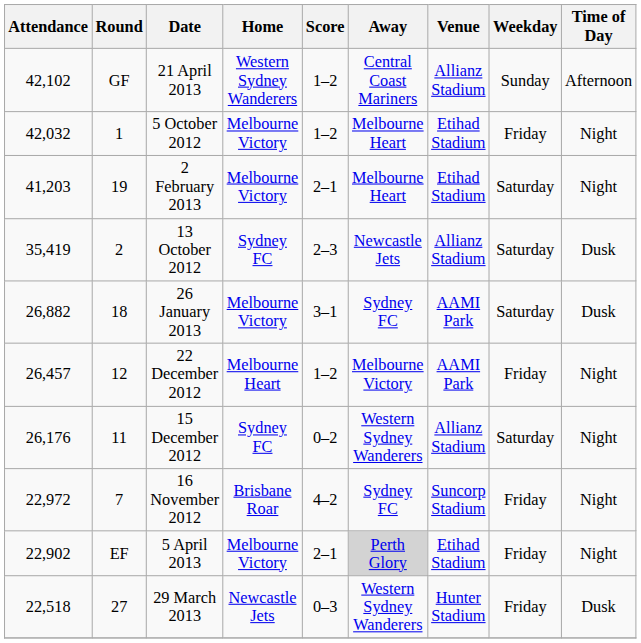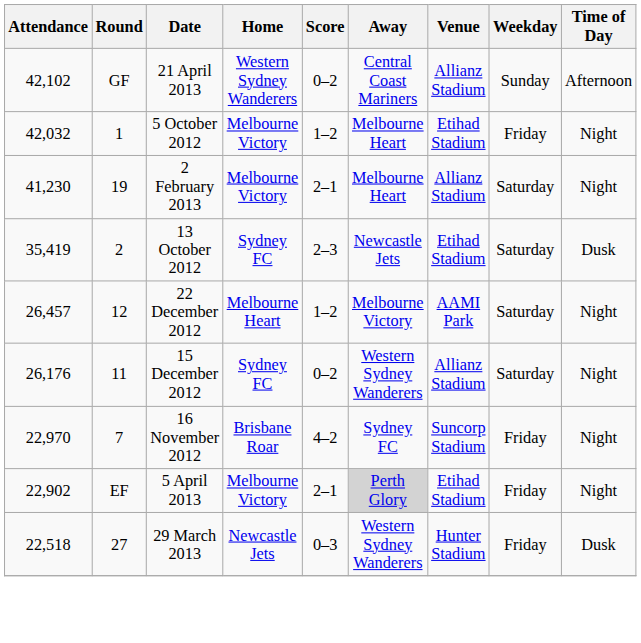(325, 80) 1–2 -> (325, 80) 0–2
(48, 186) 41,203 -> (48, 186) 41,230
(458, 186) Etihad Stadium -> (458, 186) Allianz Stadium
(458, 249) Allianz Stadium -> (458, 249) Etihad Stadium
- row: (185, 312)
(525, 374) Friday -> (525, 312) Saturday
(48, 499) 22,972 -> (48, 437) 22,970
